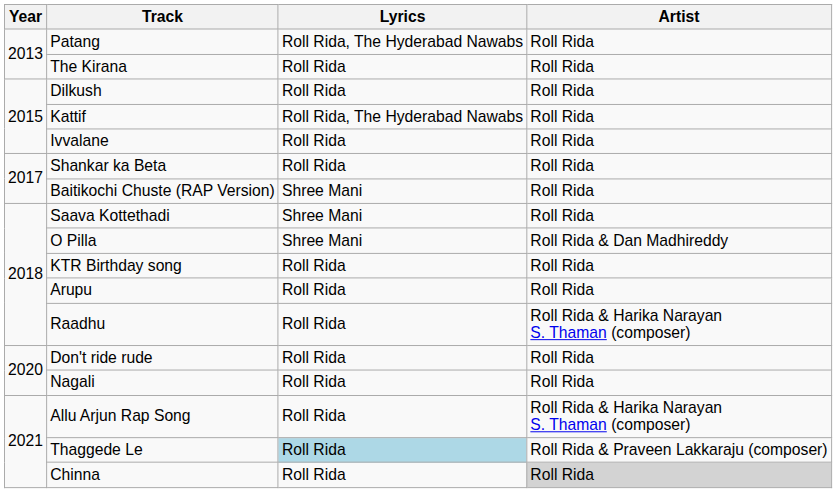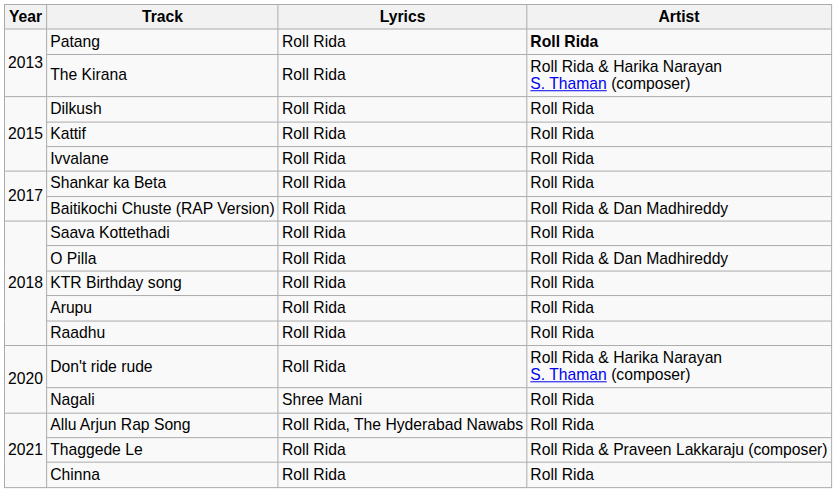(403, 41) Roll Rida, The Hyderabad Nawabs -> (314, 41) Roll Rida
(562, 41) normal -> (564, 41) bold
(562, 66) Roll Rida -> (626, 75) Roll Rida & Harika Narayan S. Thaman (composer)
(403, 116) Roll Rida, The Hyderabad Nawabs -> (314, 134) Roll Rida
(322, 191) Shree Mani -> (314, 208) Roll Rida
(562, 191) Roll Rida -> (629, 208) Roll Rida & Dan Madhireddy
(322, 215) Shree Mani -> (314, 233) Roll Rida
(322, 240) Shree Mani -> (314, 258) Roll Rida
(626, 324) Roll Rida & Harika Narayan S. Thaman (composer) -> (562, 332) Roll Rida
(562, 357) Roll Rida -> (626, 366) Roll Rida & Harika Narayan S. Thaman (composer)
(314, 382) Roll Rida -> (322, 400) Shree Mani
(314, 416) Roll Rida -> (403, 425) Roll Rida, The Hyderabad Nawabs
(626, 416) Roll Rida & Harika Narayan S. Thaman (composer) -> (562, 425) Roll Rida
(314, 450) lightblue background -> (314, 450) no background
(562, 474) lightgrey background -> (562, 474) no background
